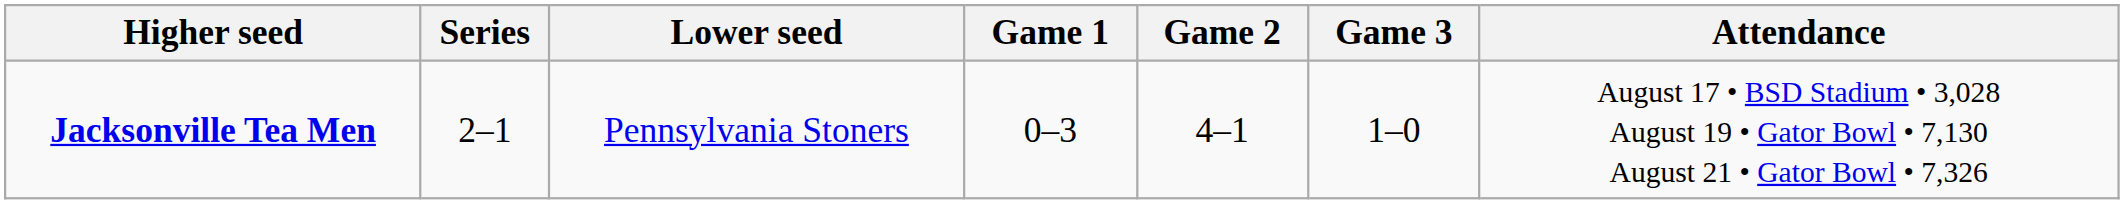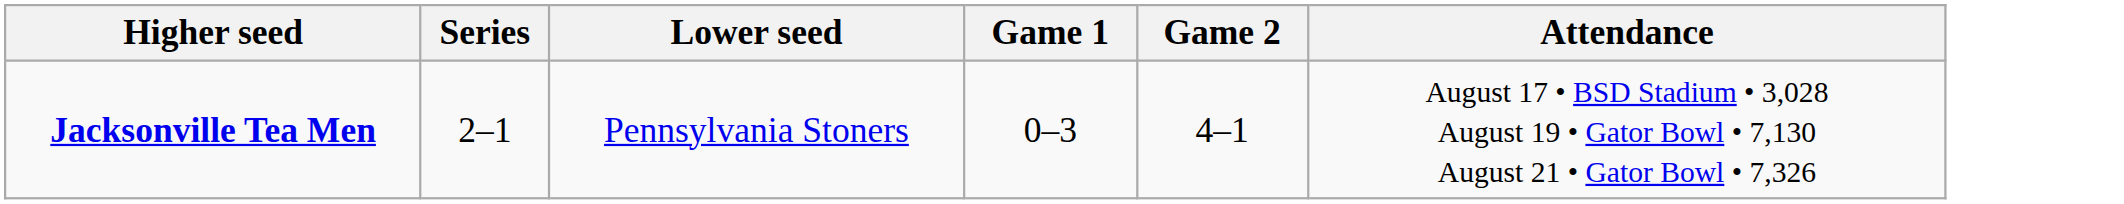- column: (1394, 32)
